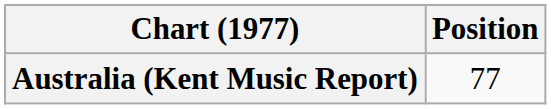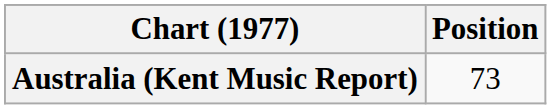(485, 77) 77 -> (485, 77) 73
